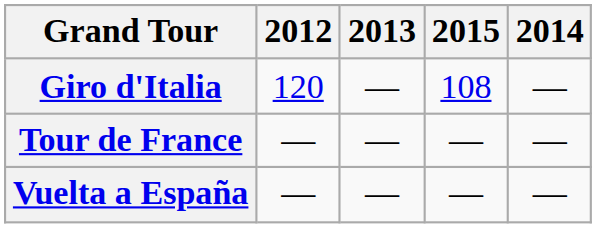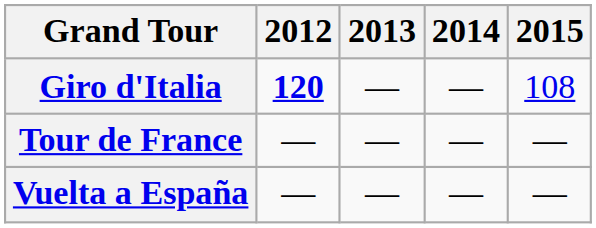columns swapped: (550, 31) <-> (466, 31)
(298, 85) normal -> (298, 85) bold
